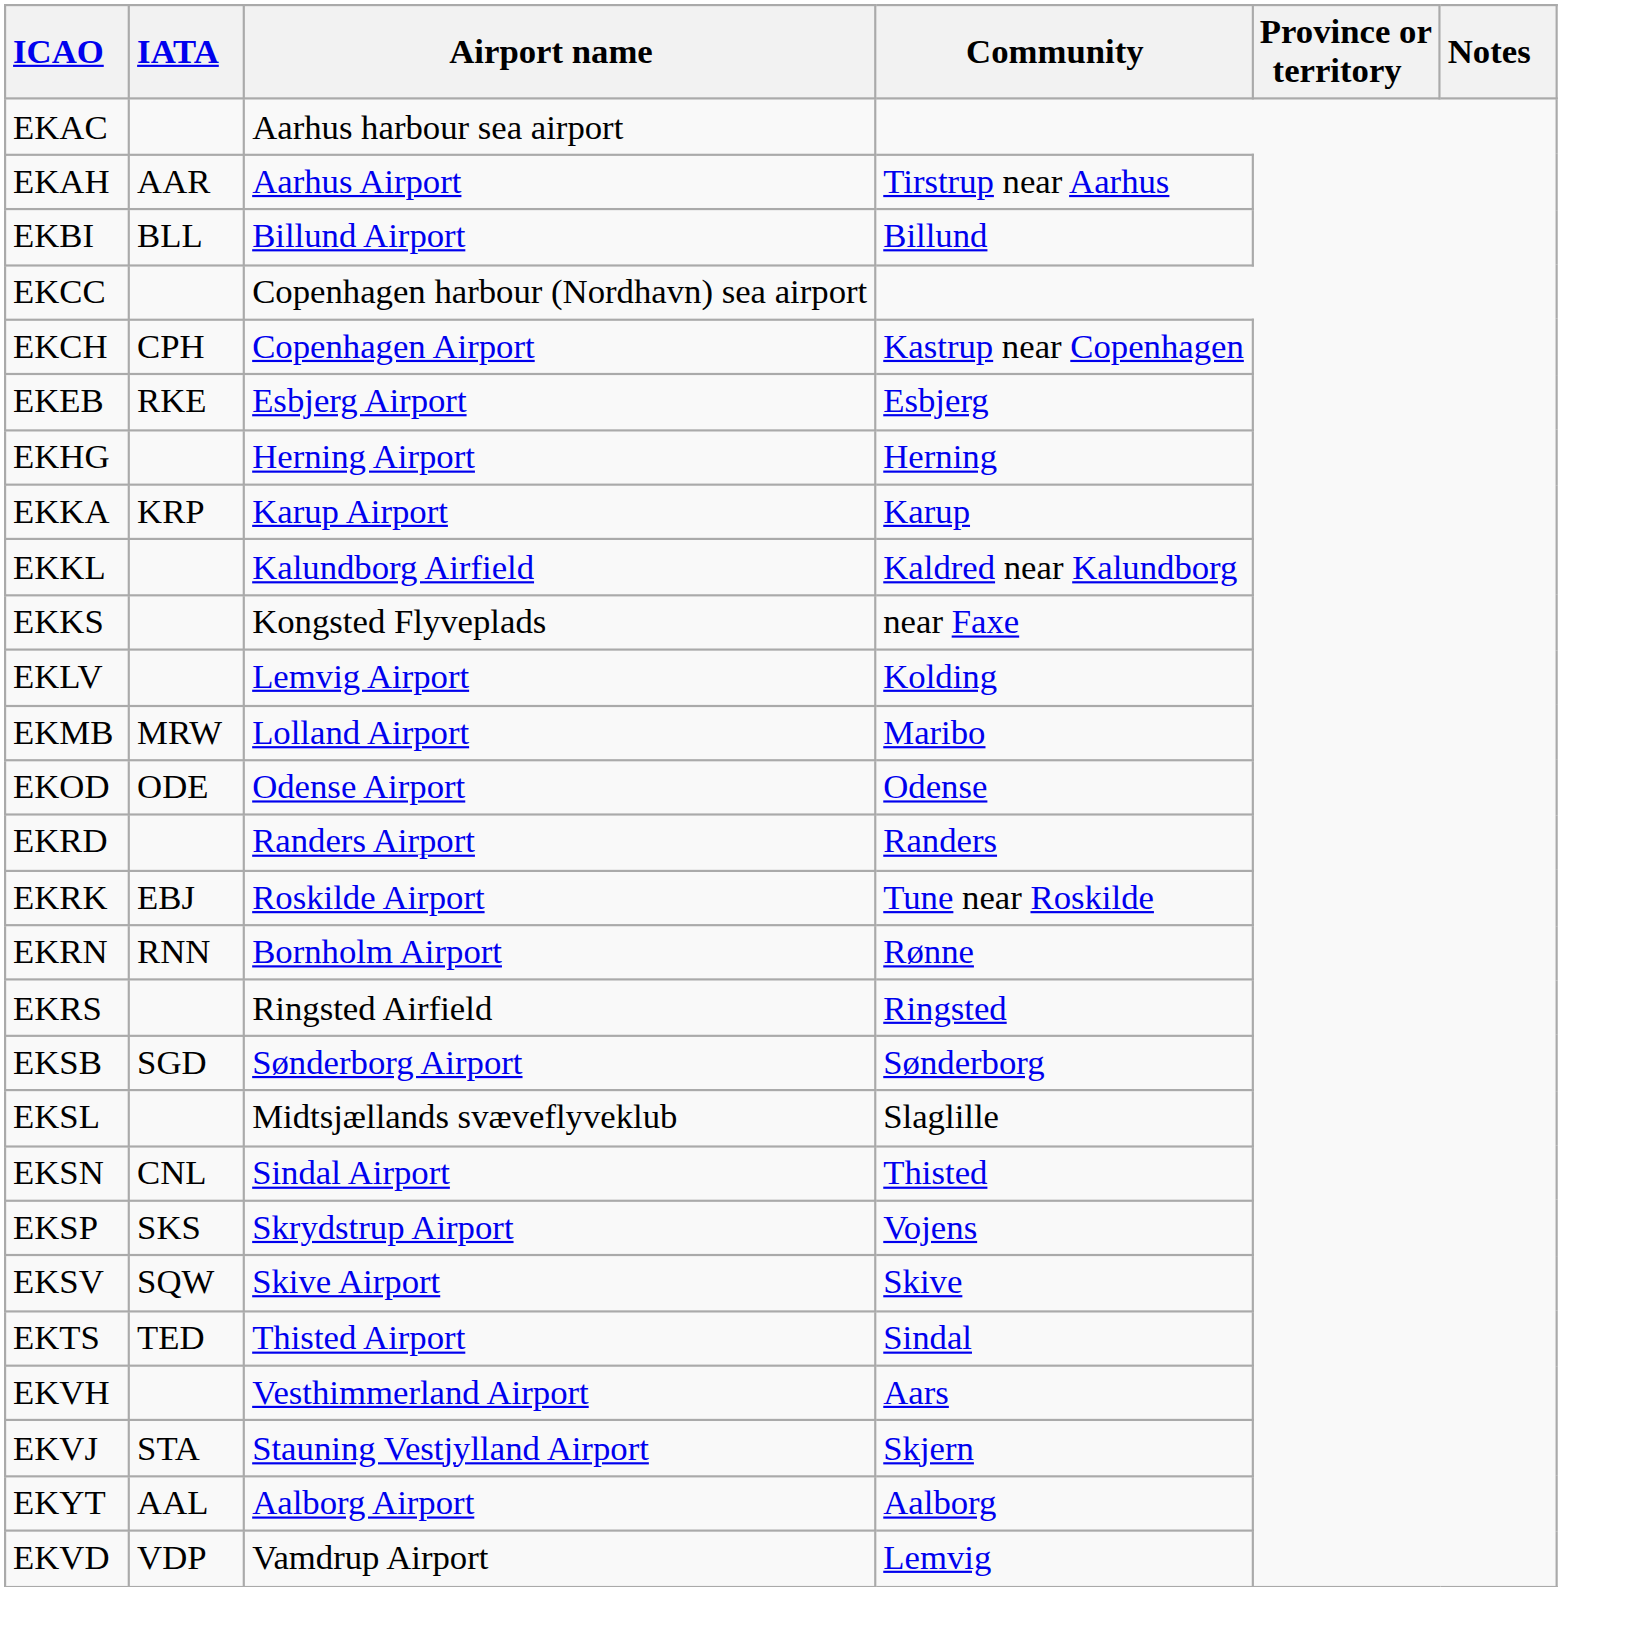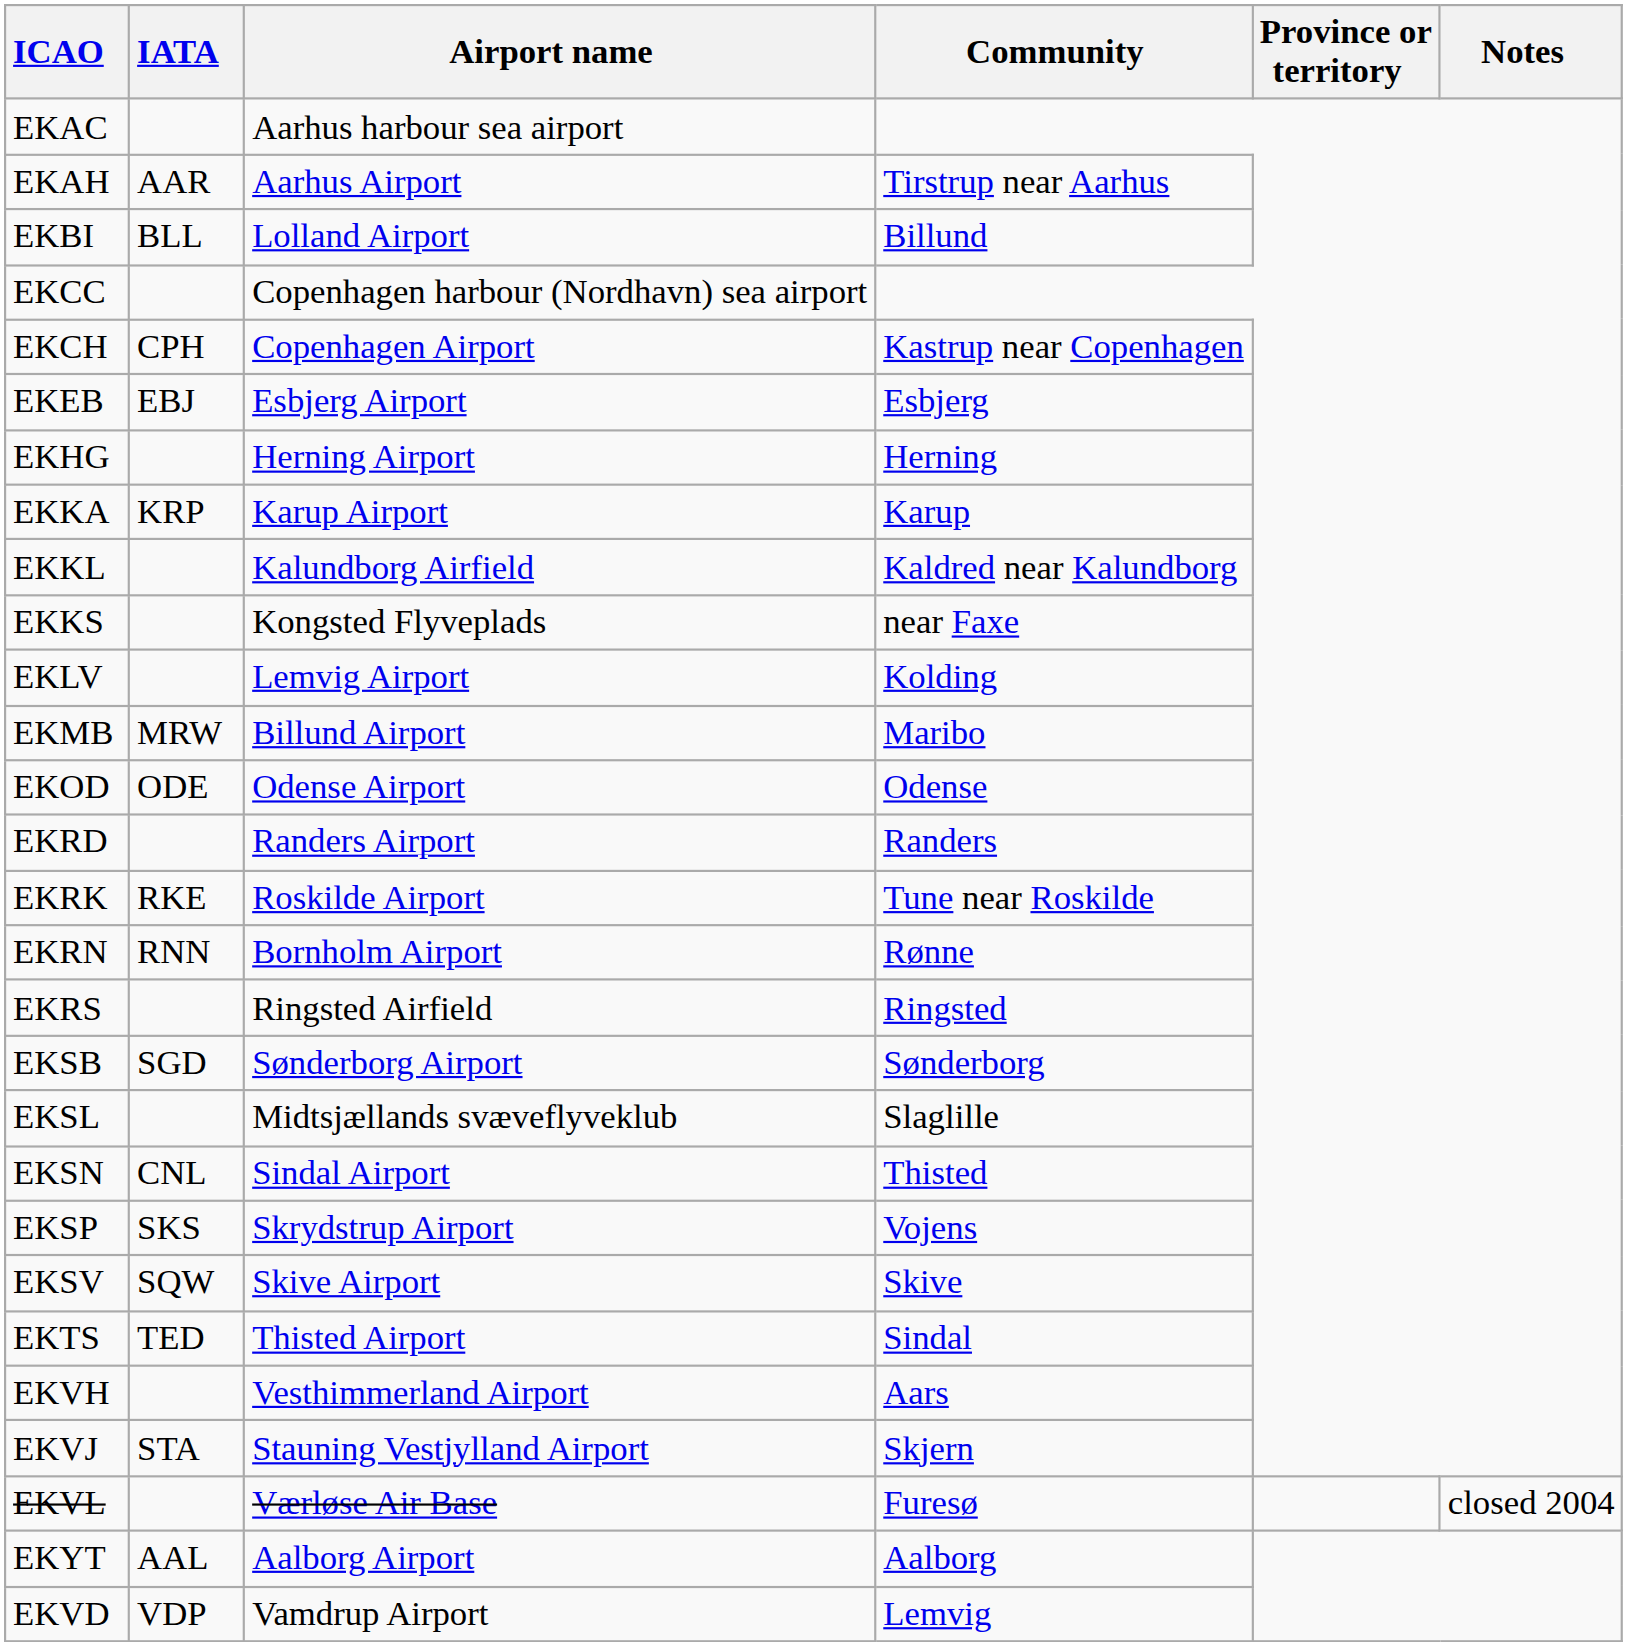(359, 236) Billund Airport -> (361, 236) Lolland Airport
(172, 401) RKE -> (166, 401) EBJ
(361, 731) Lolland Airport -> (359, 731) Billund Airport
(166, 897) EBJ -> (172, 897) RKE
+ row: (59, 1502)
